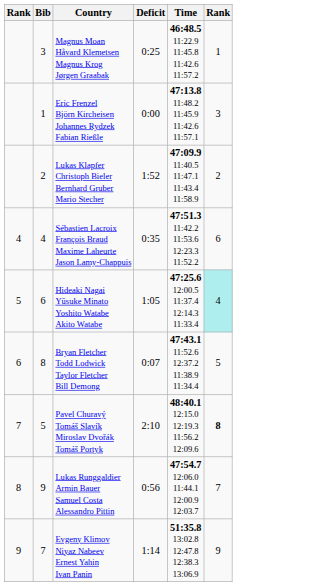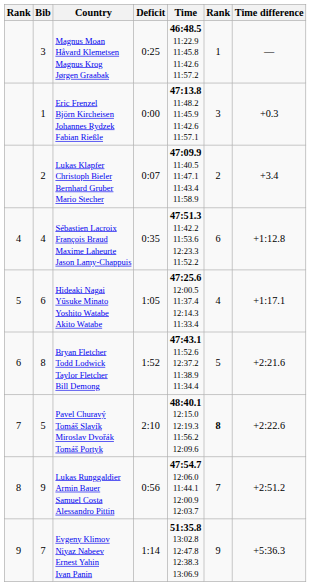+ column: (269, 12)
(151, 176) 1:52 -> (151, 176) 0:07
(218, 301) paleturquoise background -> (218, 301) no background
(151, 363) 0:07 -> (151, 363) 1:52
